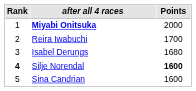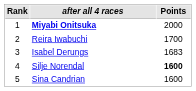(173, 52) 1680 -> (173, 52) 1683
(17, 66) bold -> (17, 66) normal
